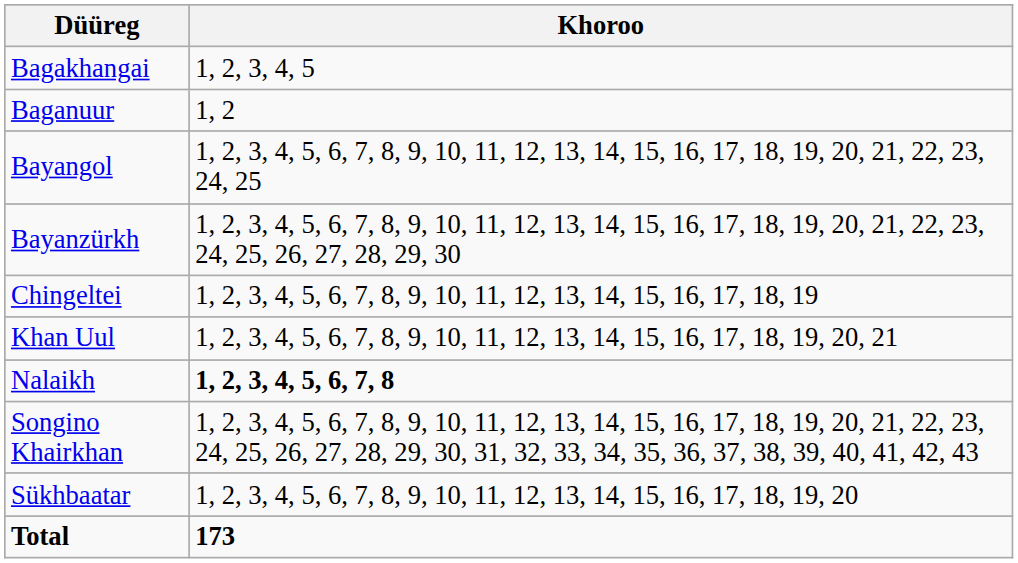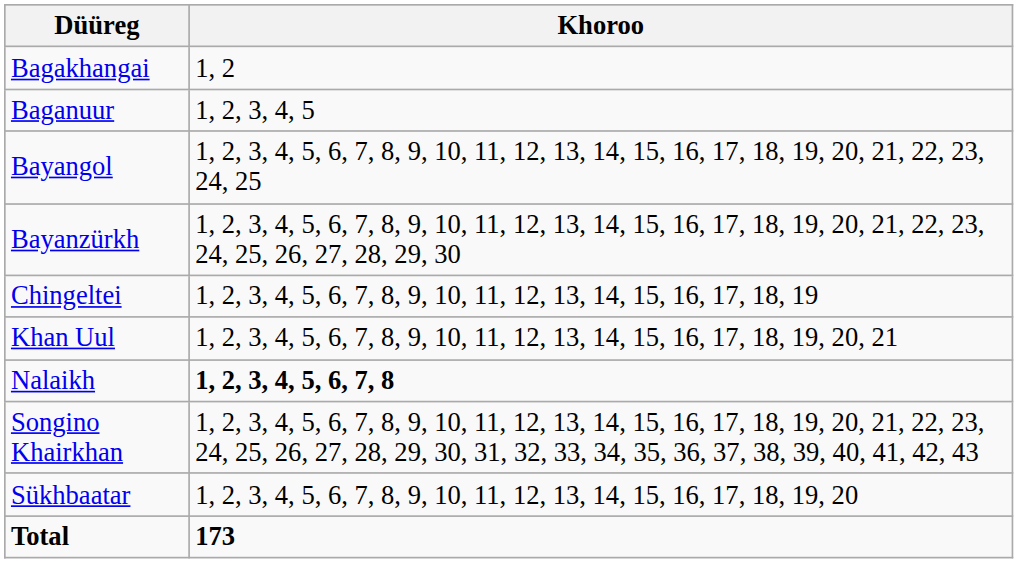(255, 67) 1, 2, 3, 4, 5 -> (215, 67) 1, 2
(215, 109) 1, 2 -> (255, 109) 1, 2, 3, 4, 5
